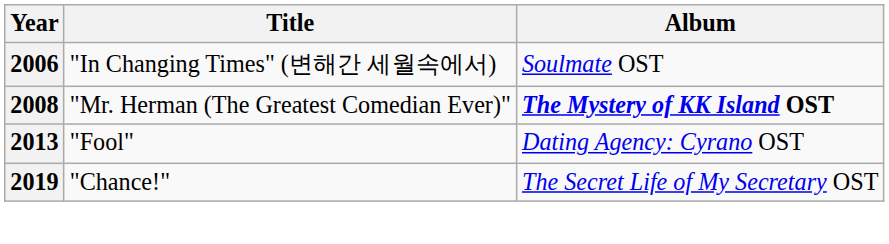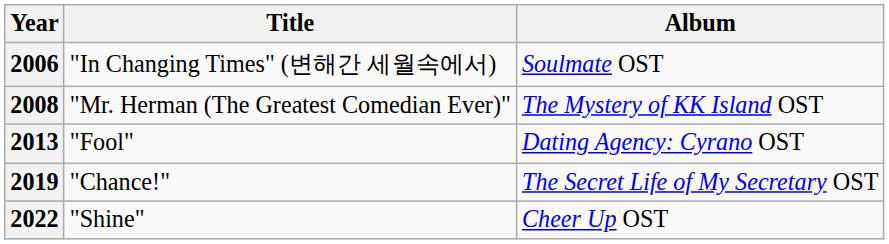(678, 104) bold -> (673, 104) normal
+ row: (34, 219)
